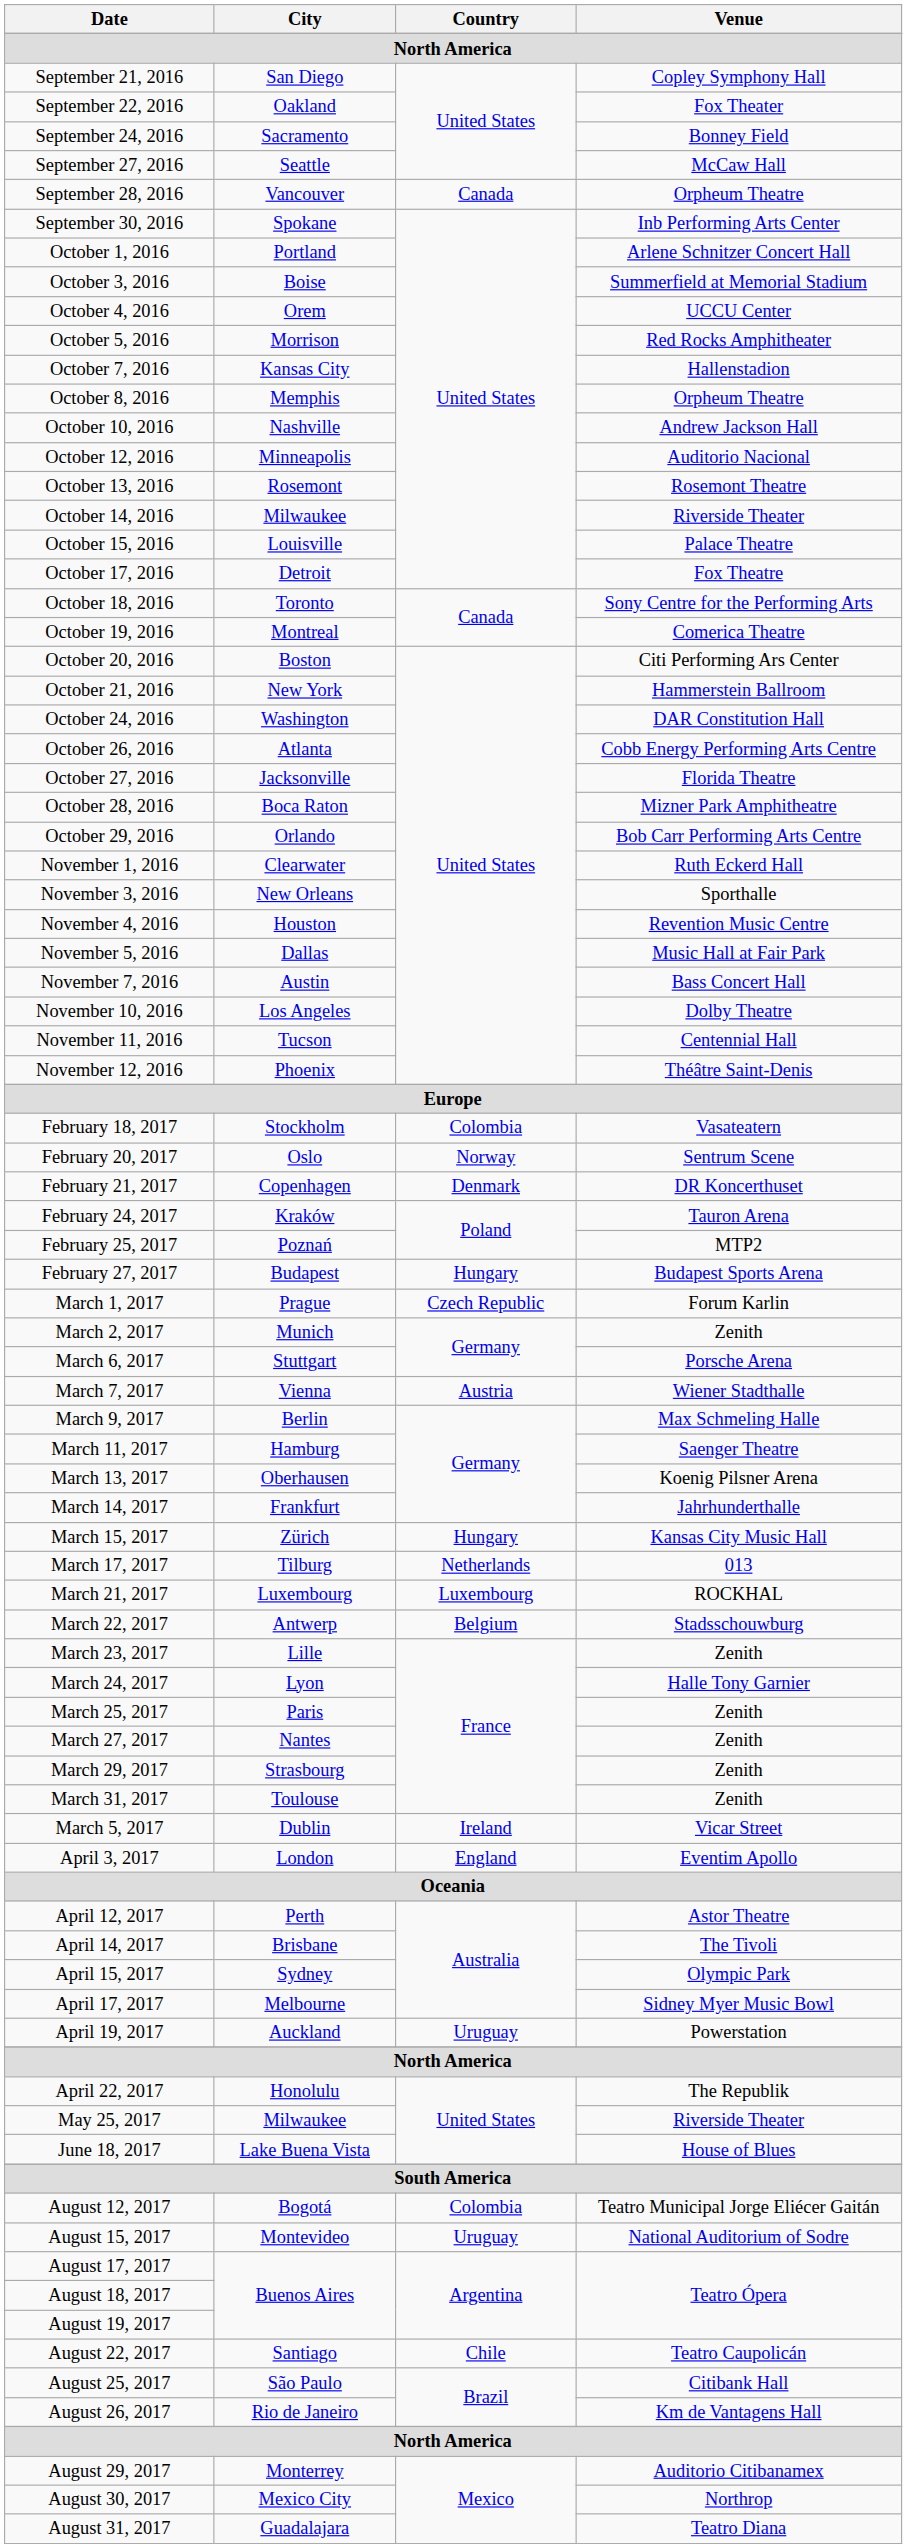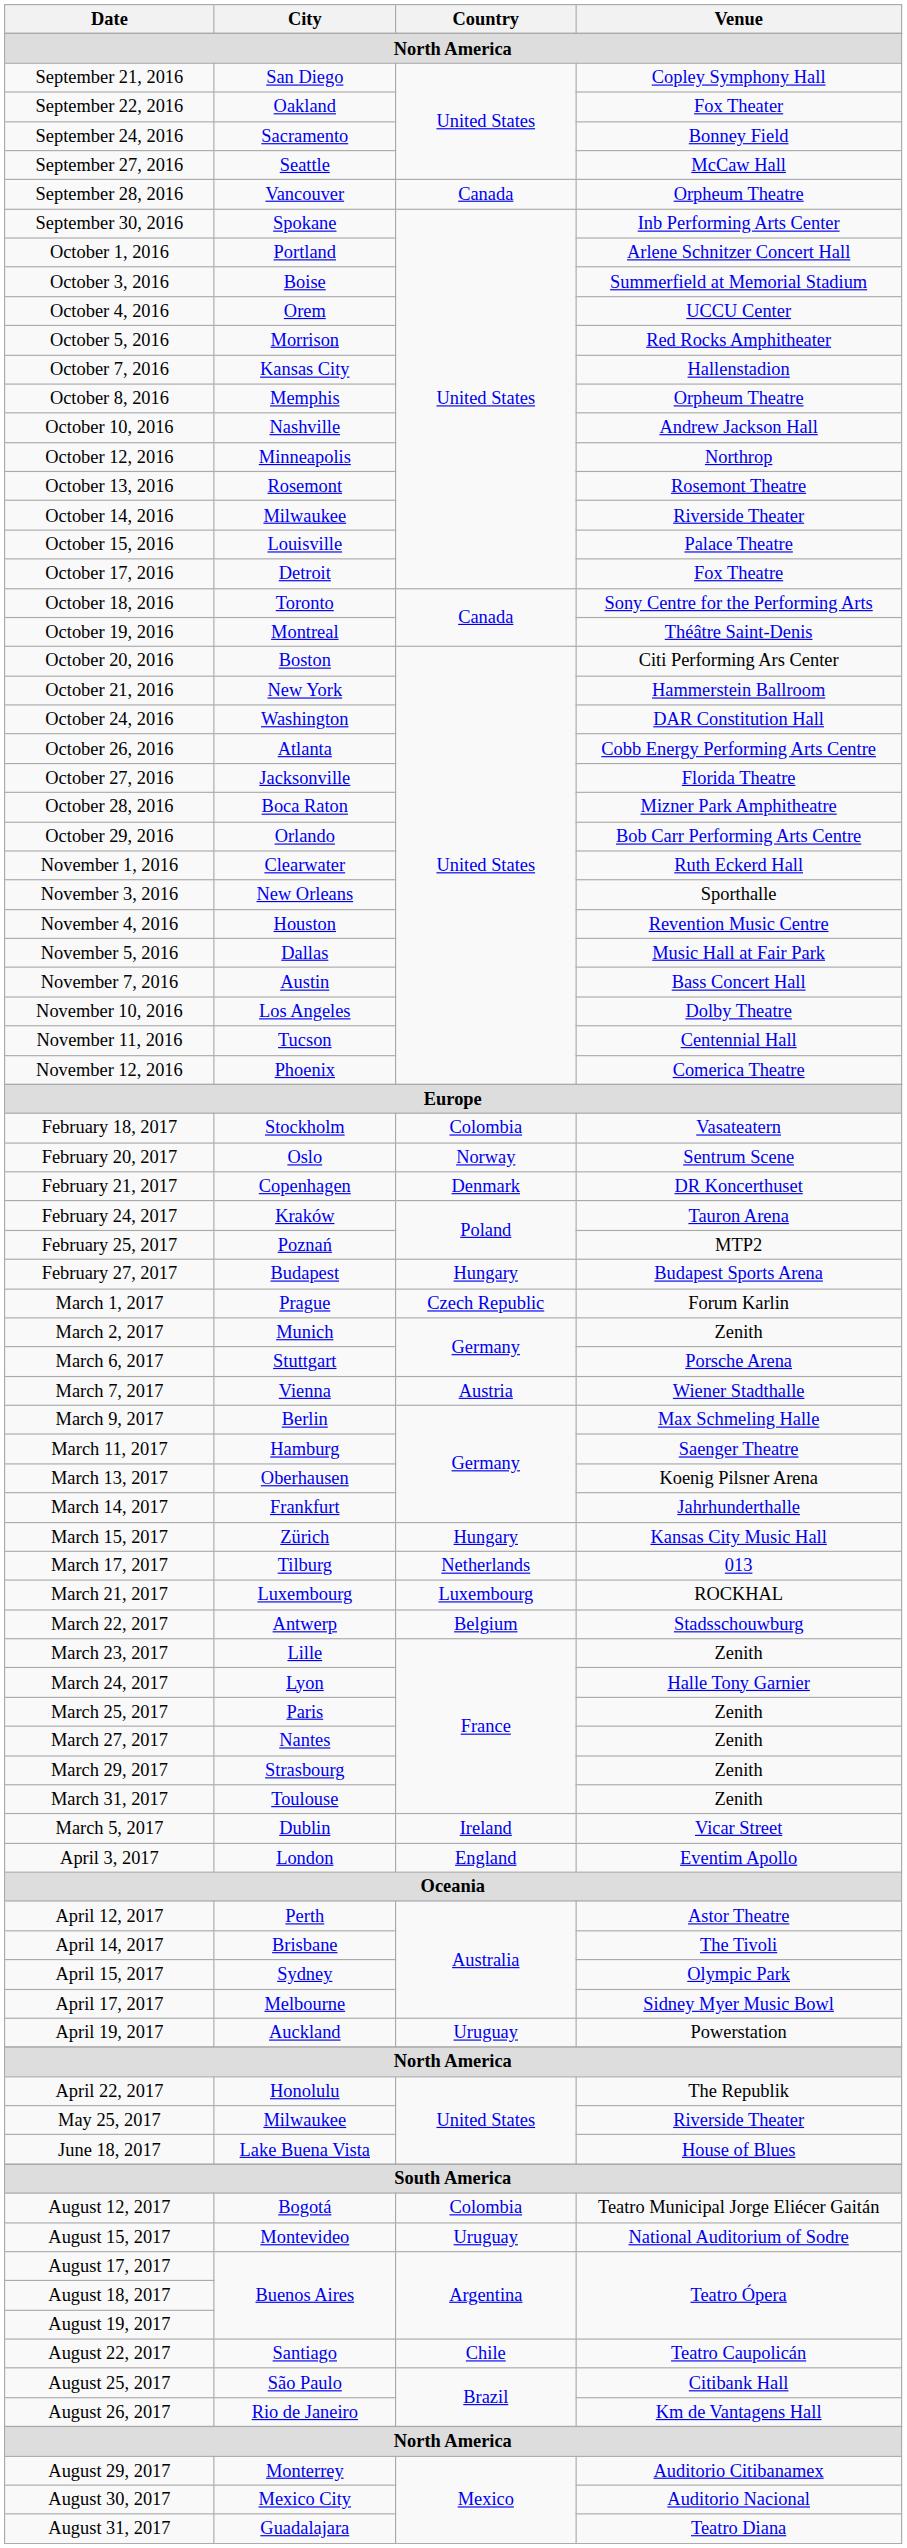(739, 456) Auditorio Nacional -> (739, 456) Northrop
(739, 631) Comerica Theatre -> (739, 631) Théâtre Saint-Denis
(739, 1069) Théâtre Saint-Denis -> (739, 1069) Comerica Theatre
(739, 2499) Northrop -> (739, 2499) Auditorio Nacional
